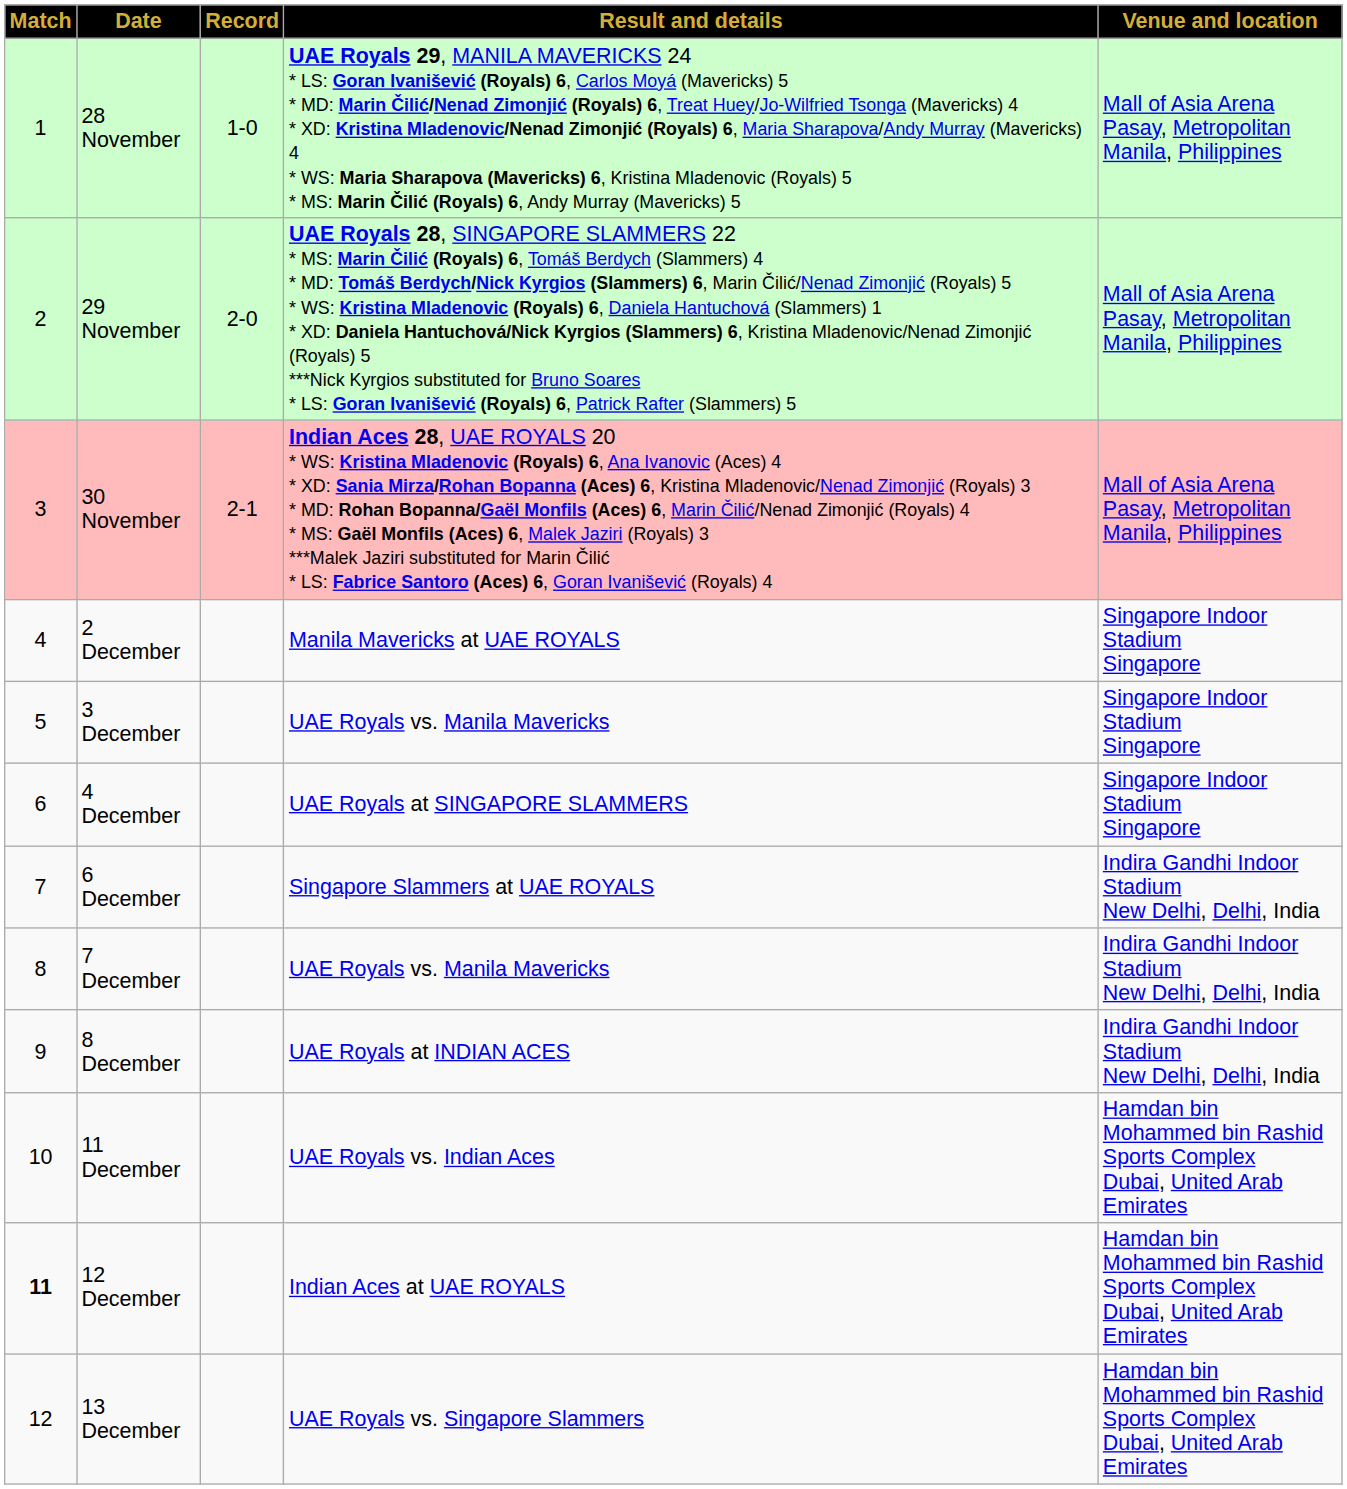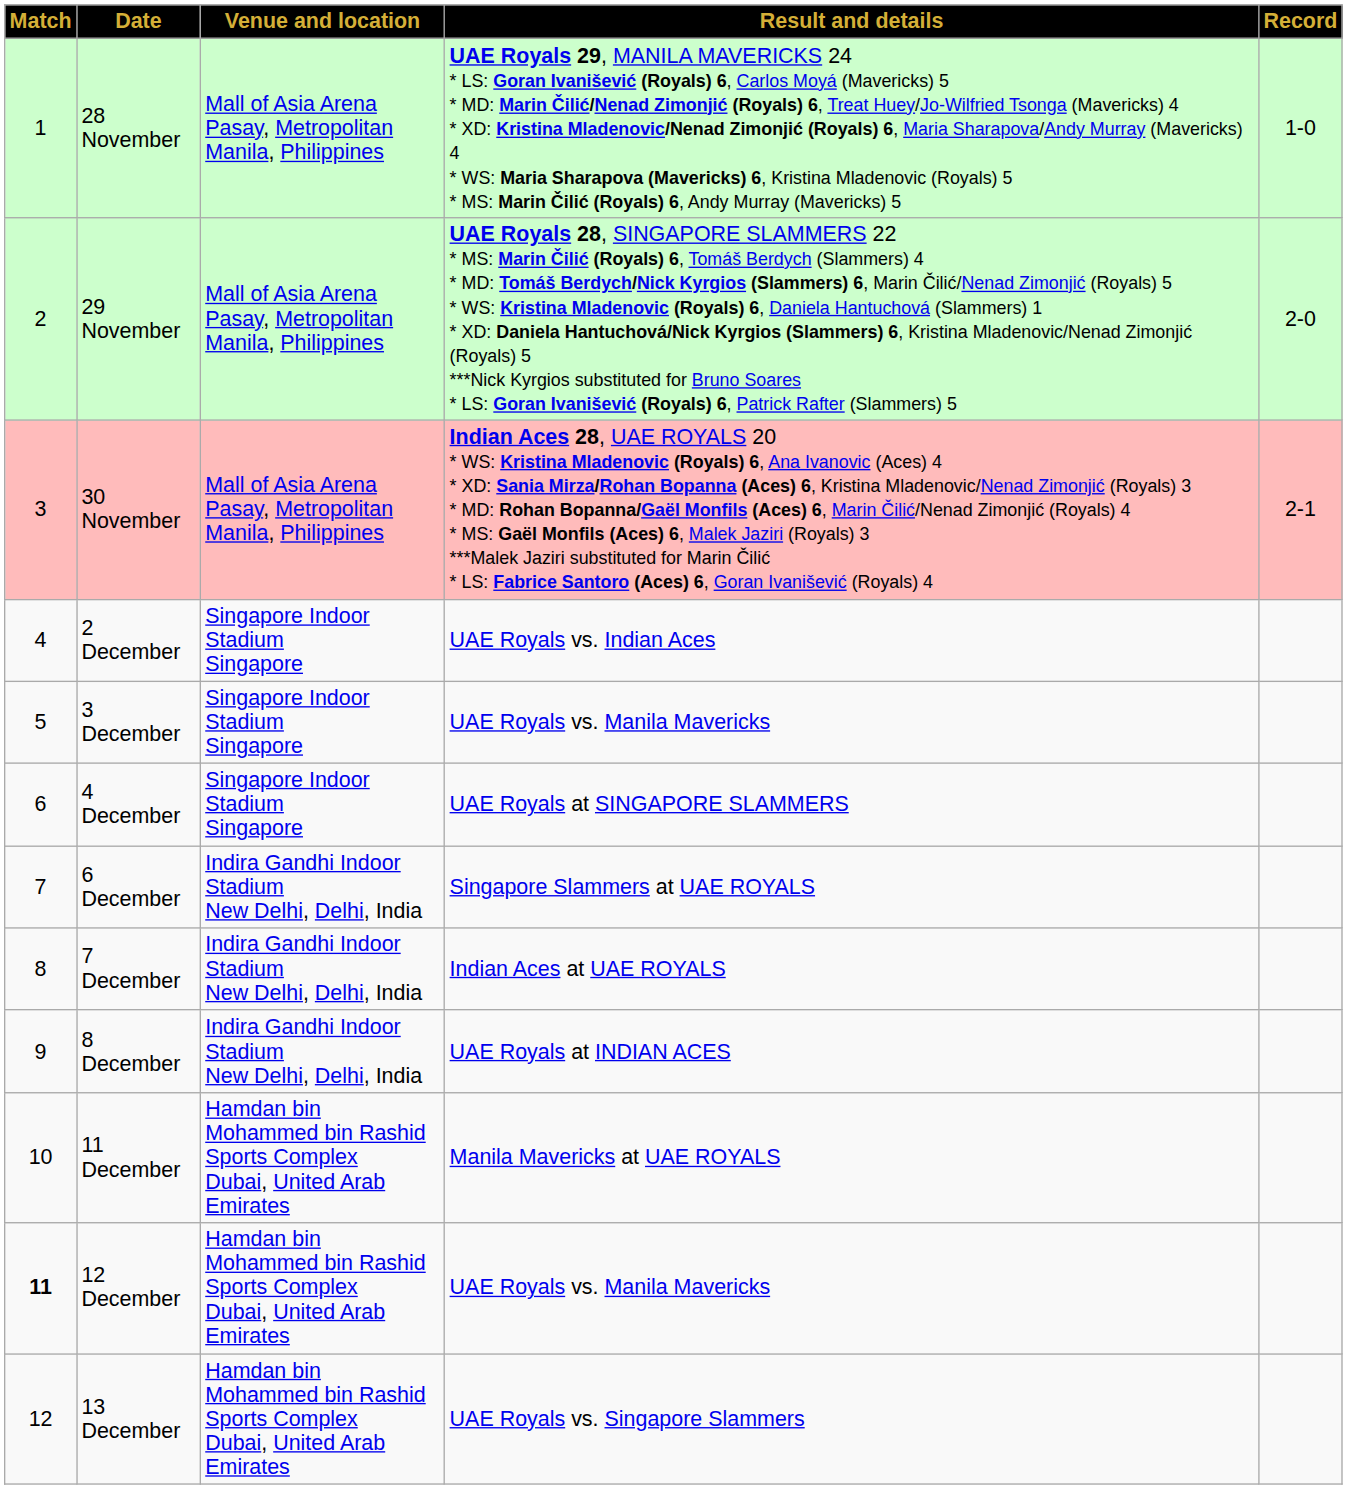columns swapped: (1220, 21) <-> (242, 21)
(454, 639) Manila Mavericks at UAE ROYALS -> (582, 639) UAE Royals vs. Indian Aces
(449, 968) UAE Royals vs. Manila Mavericks -> (588, 968) Indian Aces at UAE ROYALS
(422, 1157) UAE Royals vs. Indian Aces -> (615, 1157) Manila Mavericks at UAE ROYALS
(427, 1287) Indian Aces at UAE ROYALS -> (610, 1287) UAE Royals vs. Manila Mavericks
